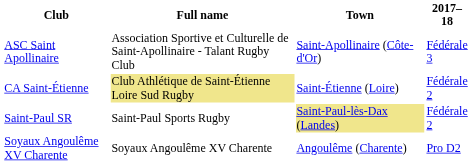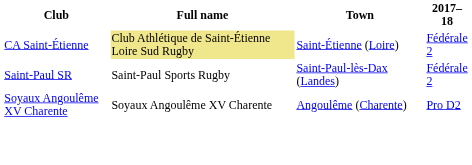- row: (32, 51)
(342, 118) khaki background -> (342, 74) no background
